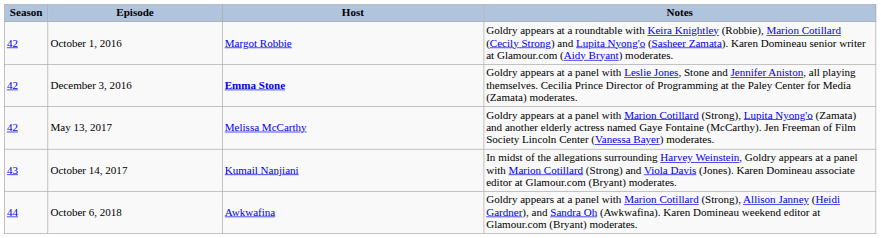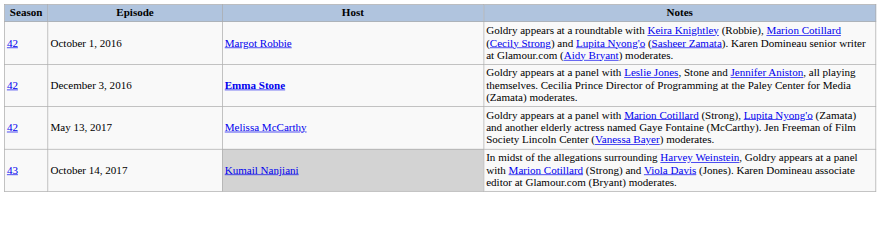(262, 170) no background -> (262, 170) lightgrey background
- row: (86, 212)
